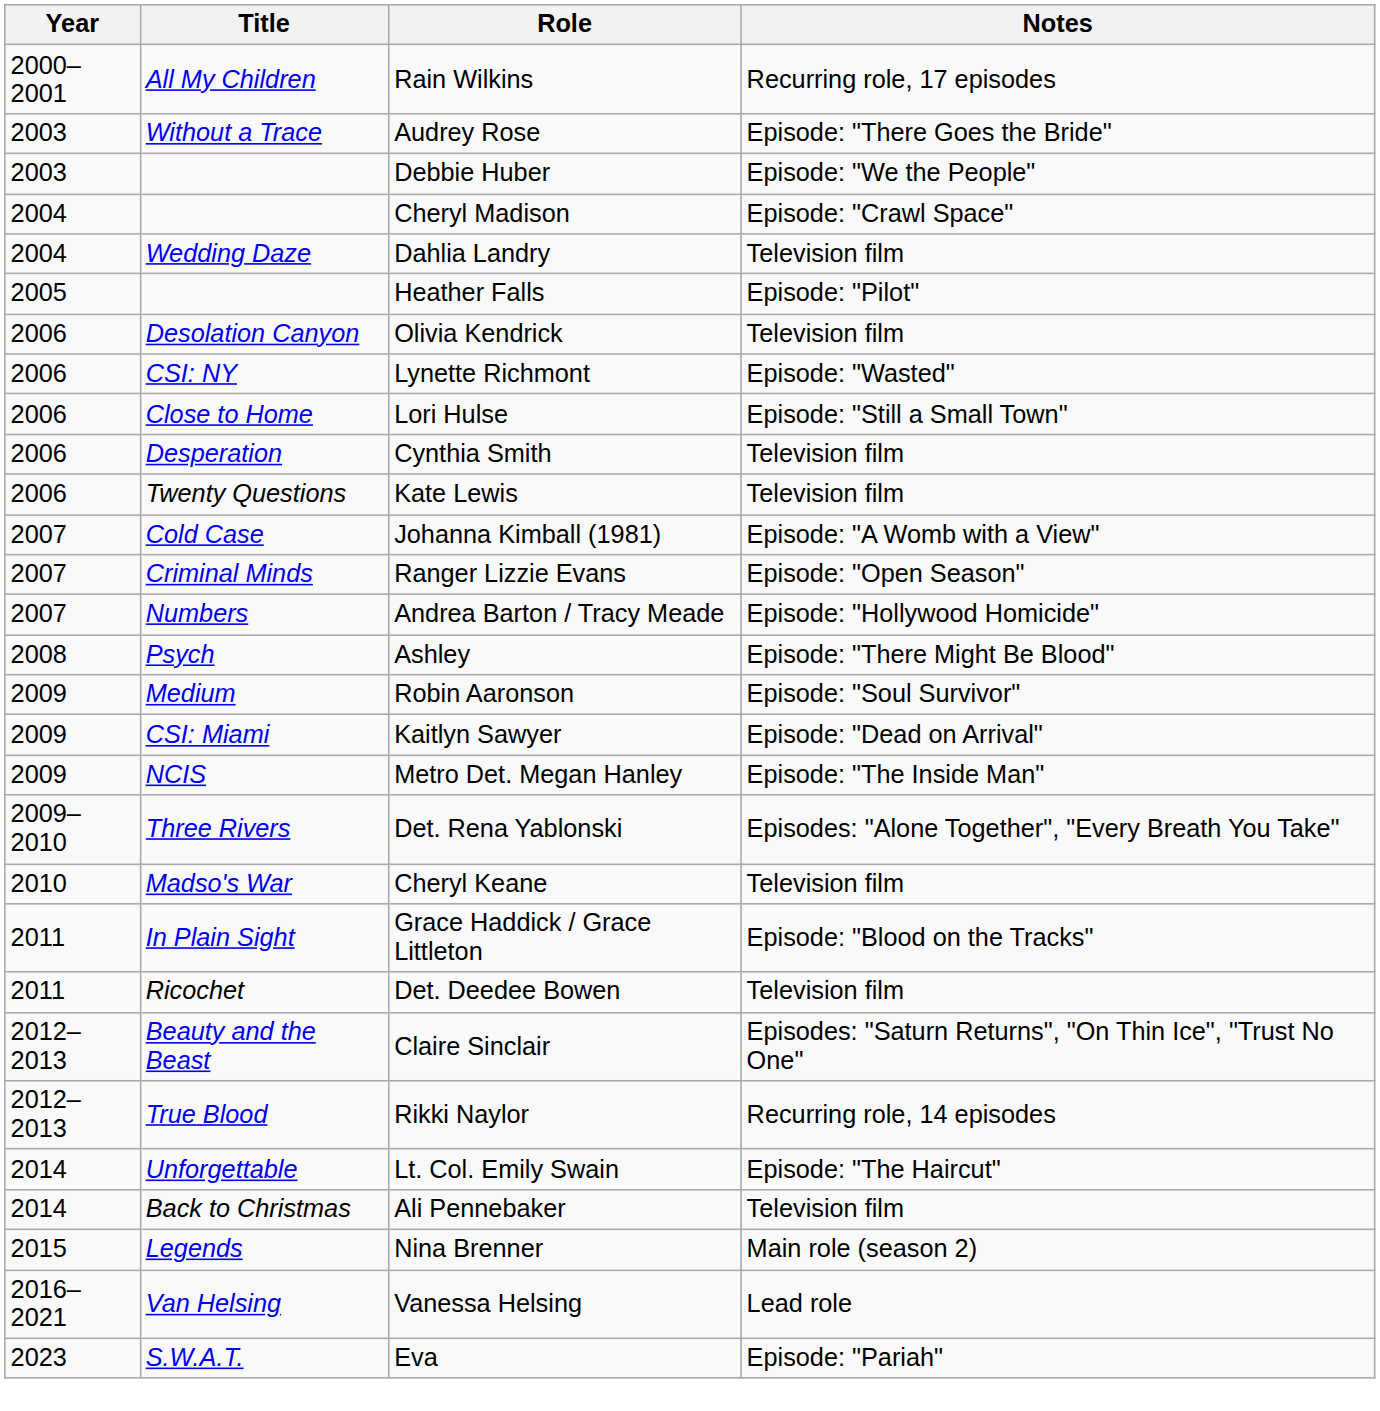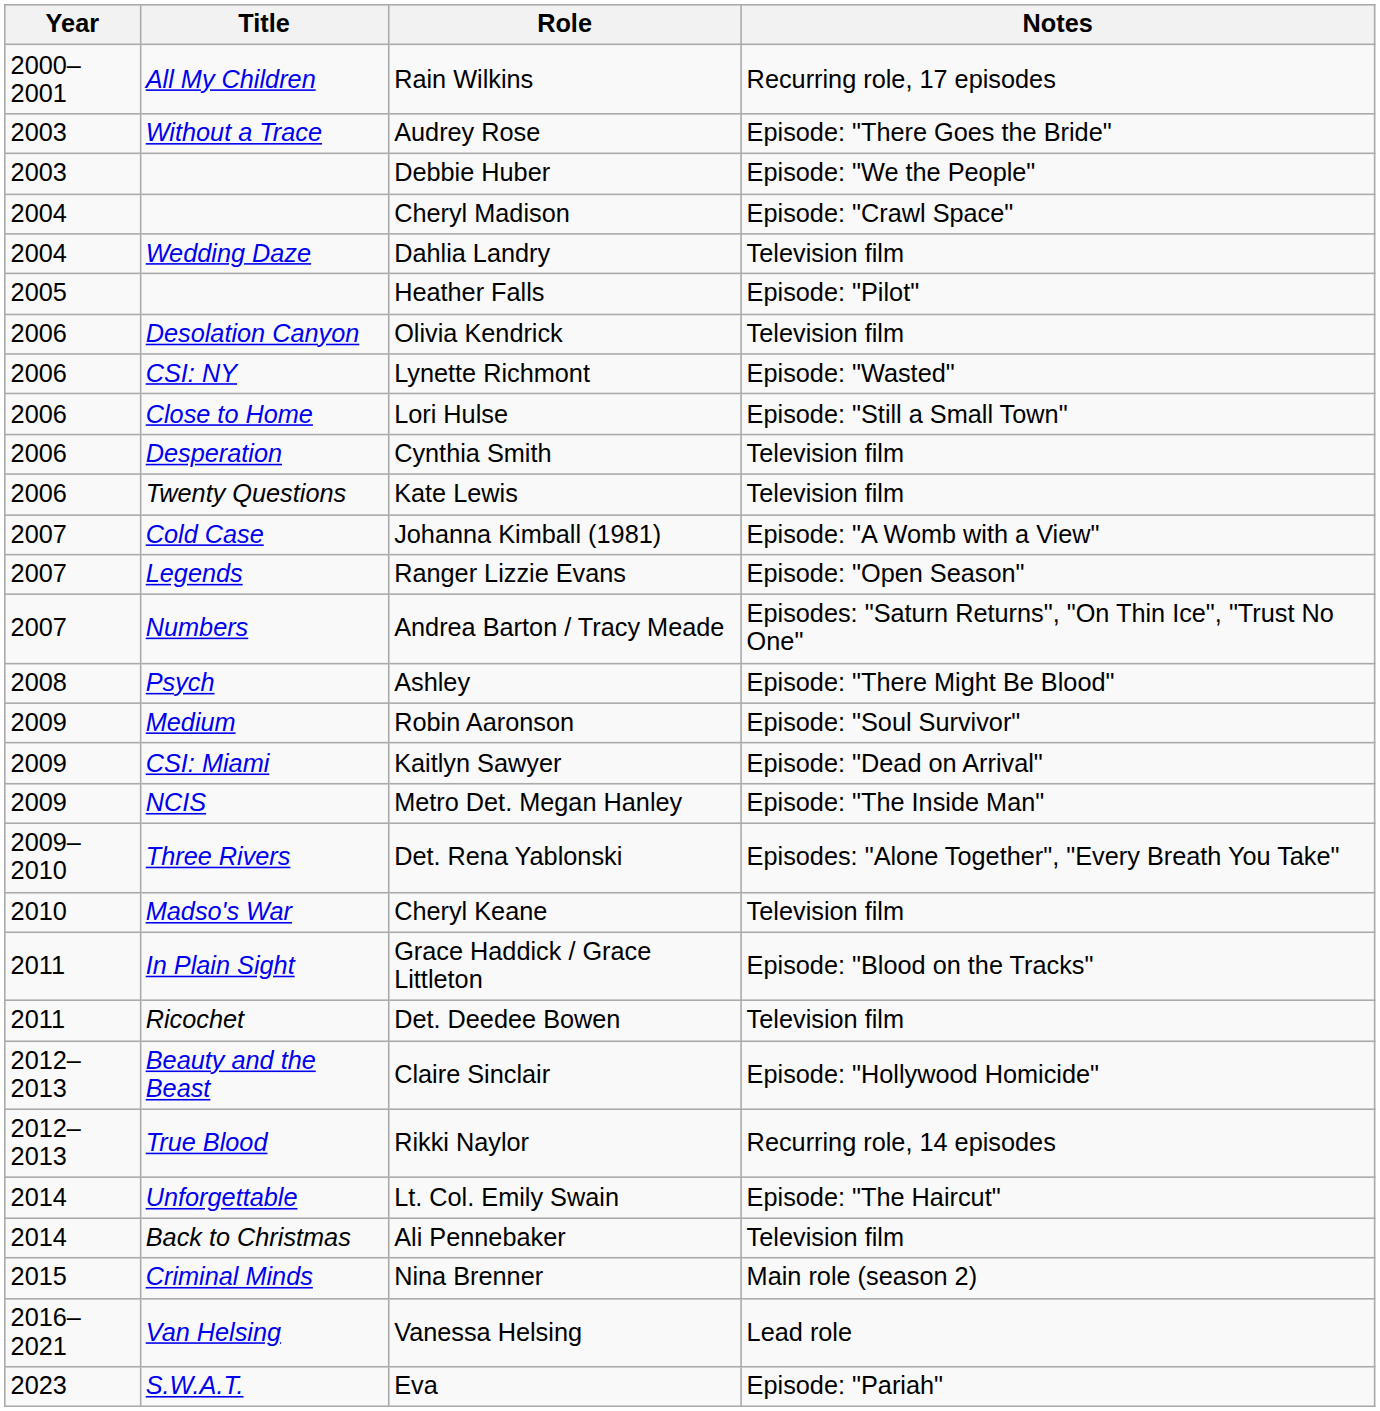(229, 574) Criminal Minds -> (194, 574) Legends
(923, 614) Episode: "Hollywood Homicide" -> (1040, 628) Episodes: "Saturn Returns", "On Thin Ice", "Trust No One"
(1040, 1046) Episodes: "Saturn Returns", "On Thin Ice", "Trust No One" -> (923, 1074) Episode: "Hollywood Homicide"
(194, 1249) Legends -> (229, 1277) Criminal Minds
